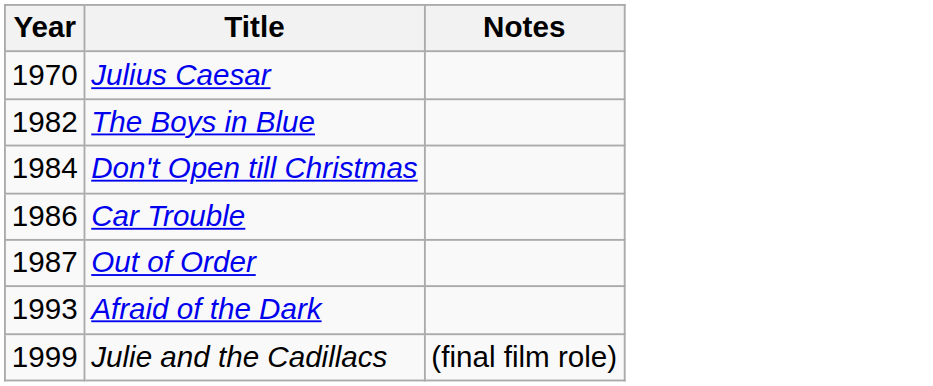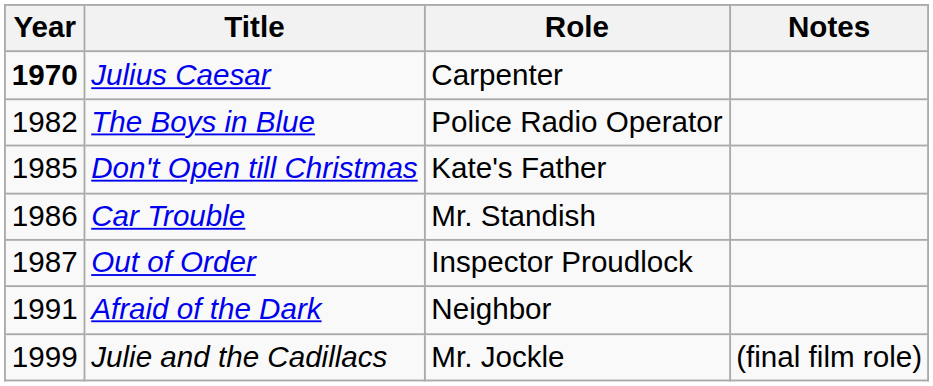+ column: (577, 27)
(45, 74) normal -> (45, 74) bold
(45, 168) 1984 -> (45, 168) 1985
(45, 309) 1993 -> (45, 309) 1991
